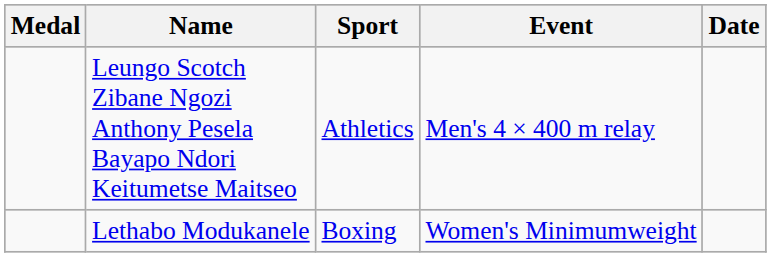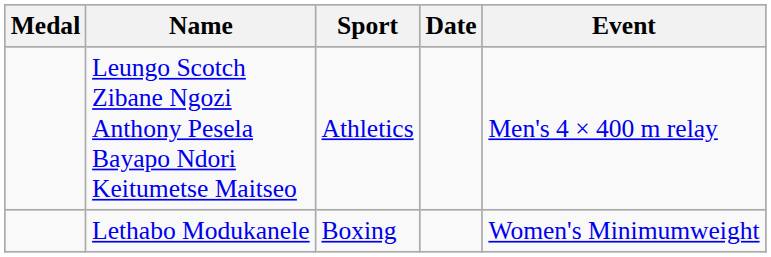columns swapped: (561, 25) <-> (734, 25)
